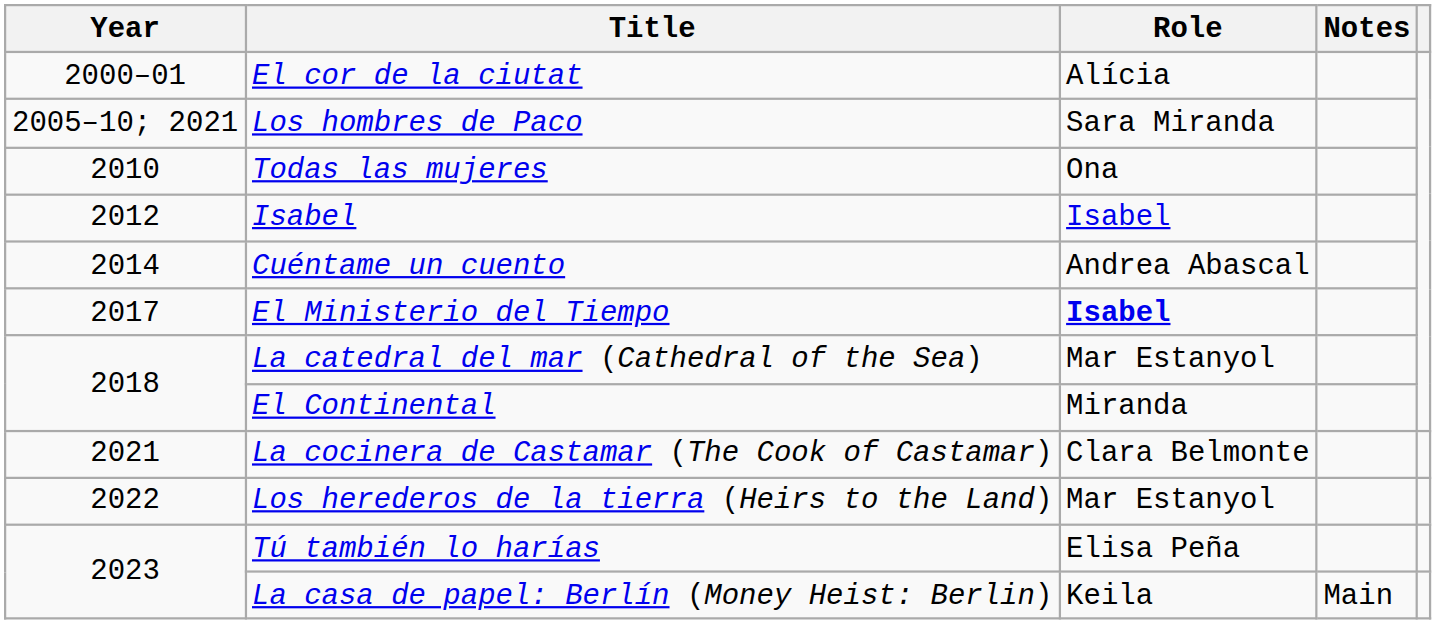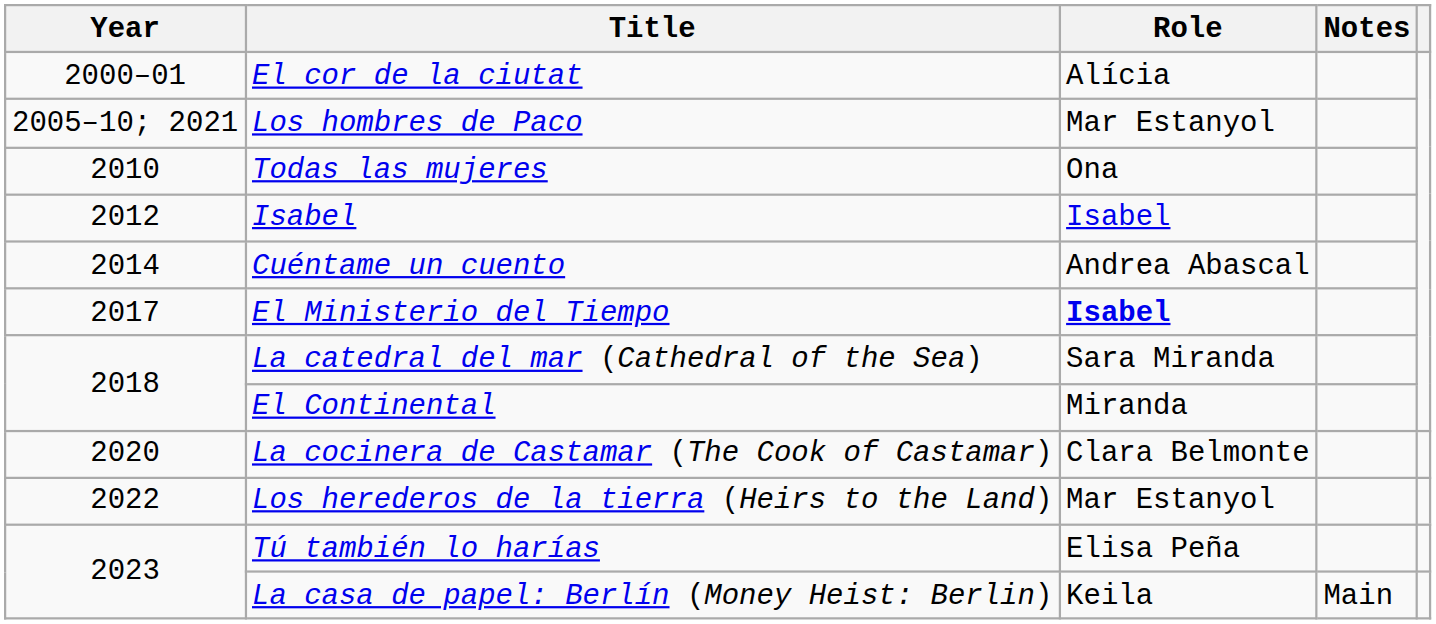(1170, 123) Sara Miranda -> (1170, 123) Mar Estanyol
(1170, 359) Mar Estanyol -> (1170, 359) Sara Miranda
(125, 454) 2021 -> (125, 454) 2020
